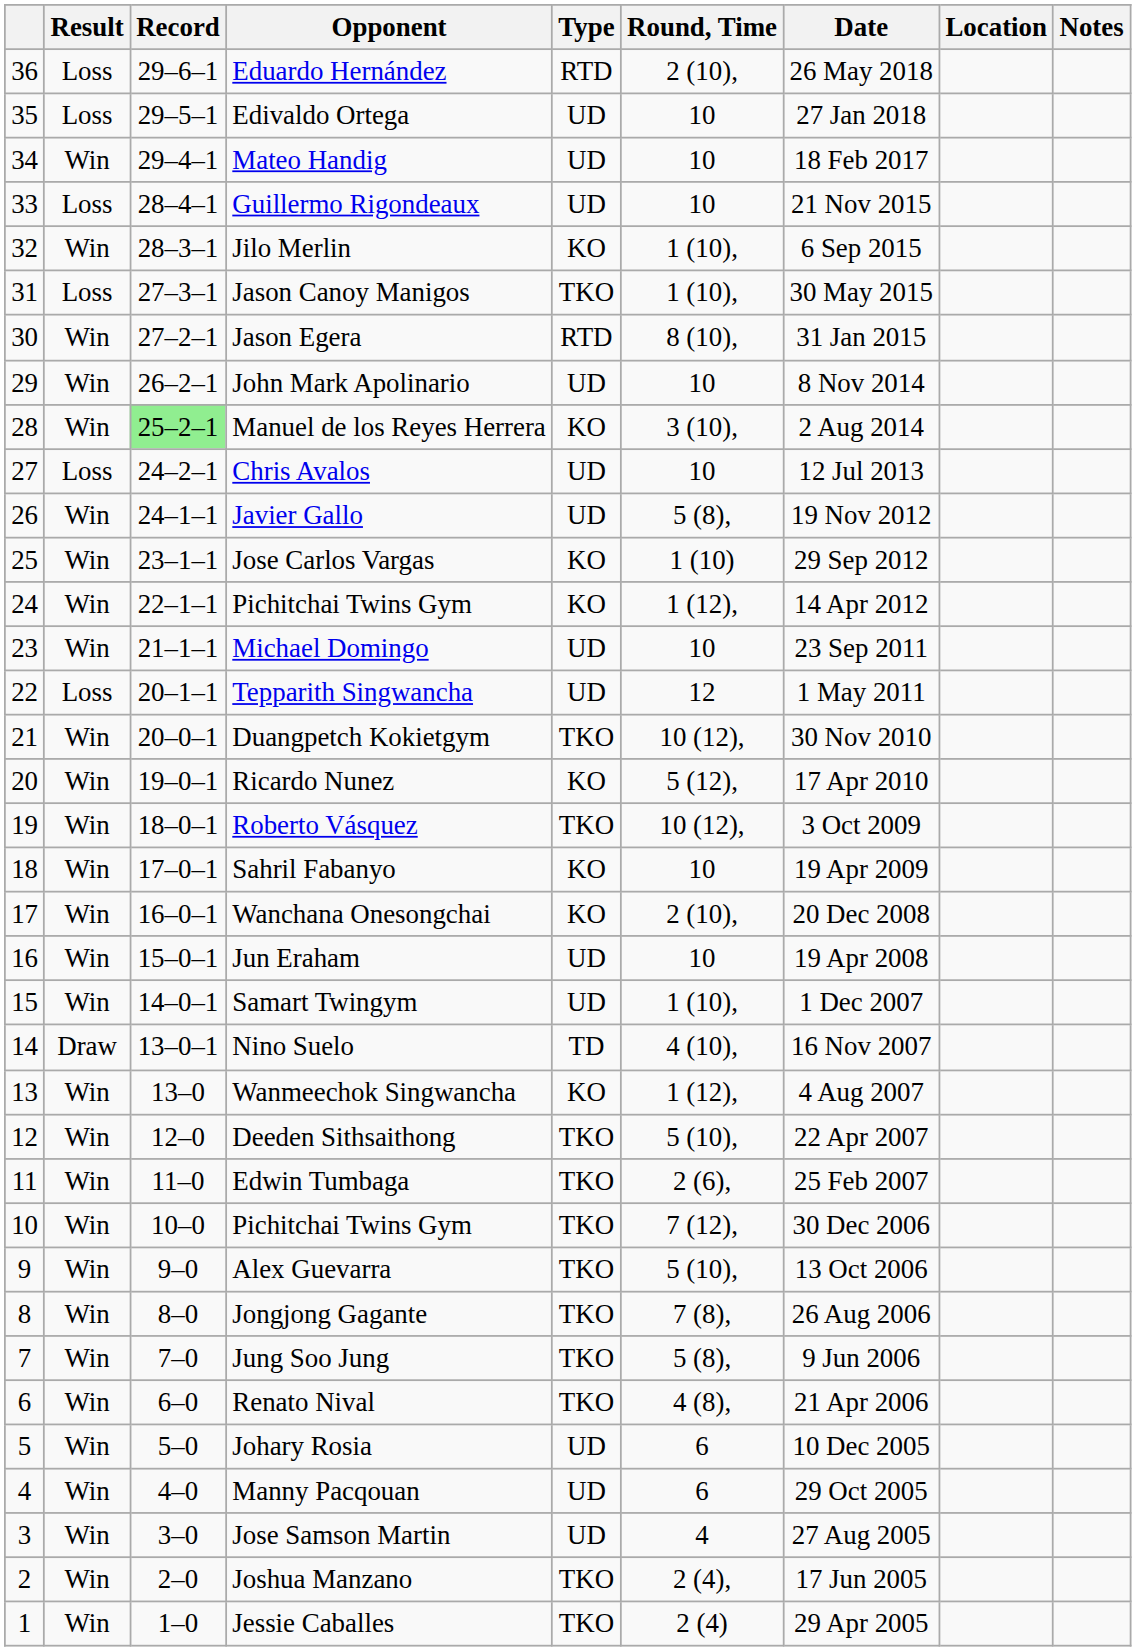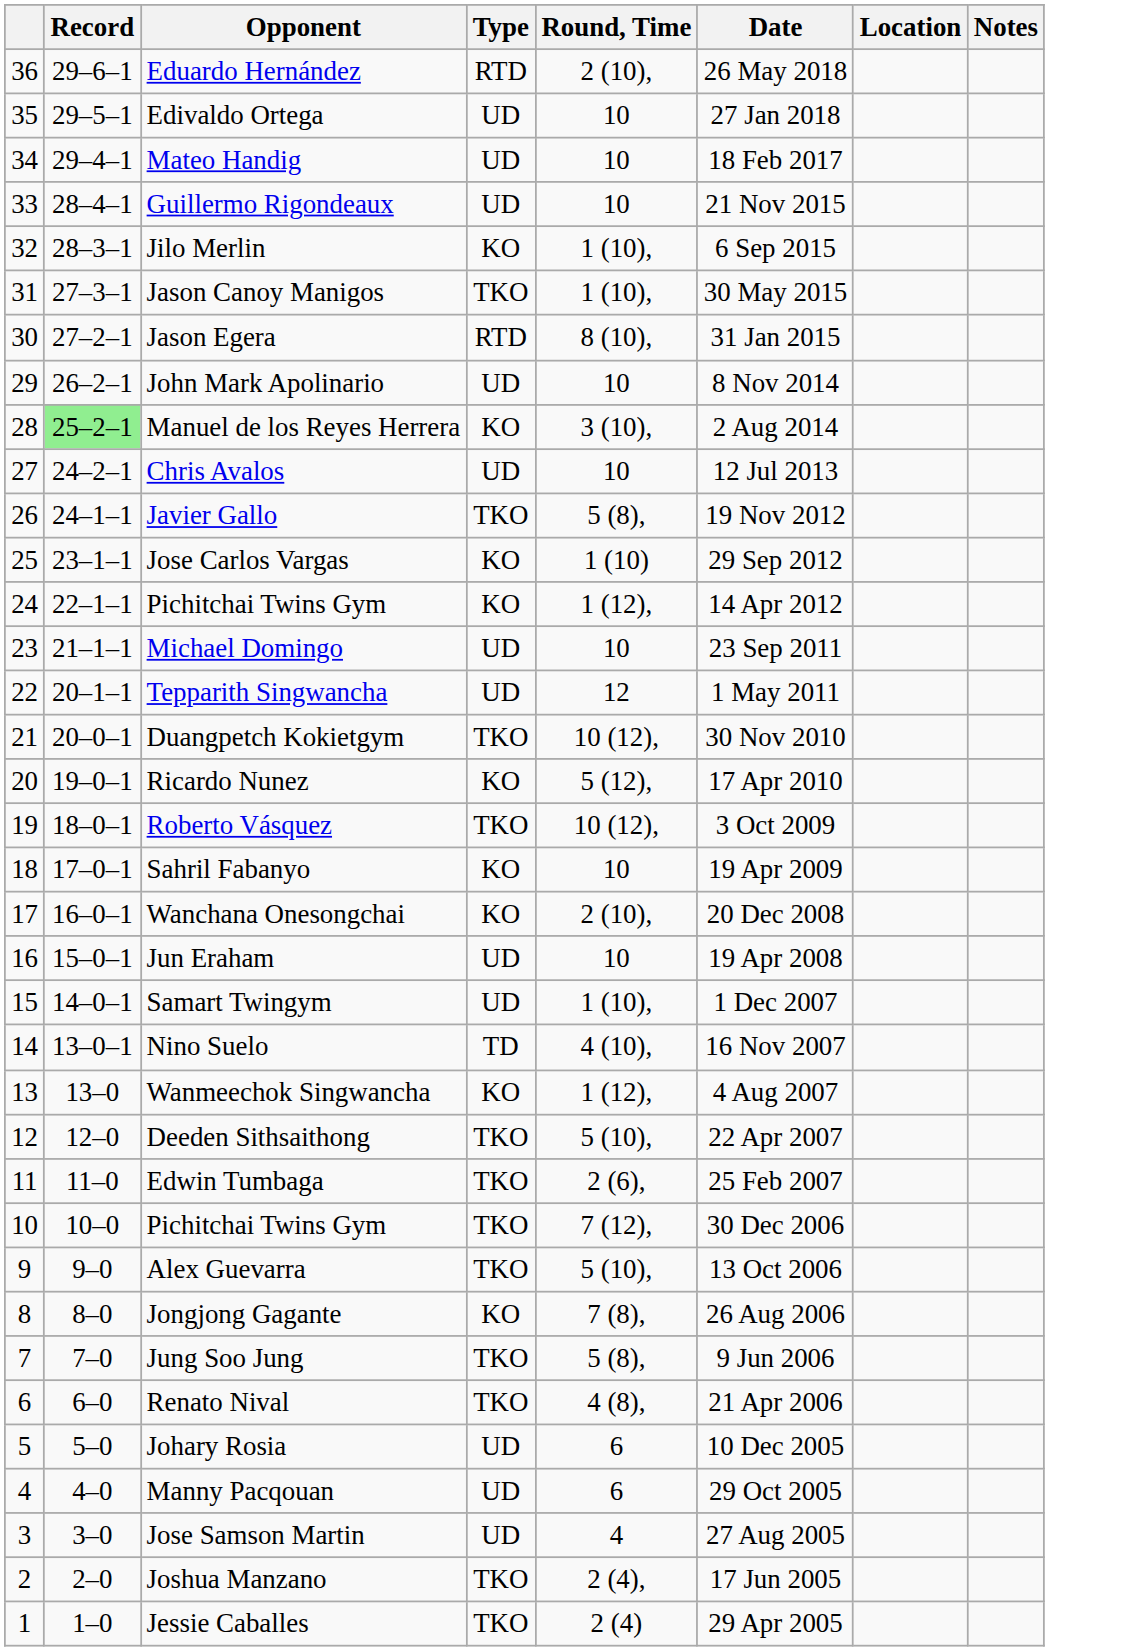- column: (87, 26)
(586, 514) UD -> (501, 514) TKO
(586, 1313) TKO -> (501, 1313) KO
